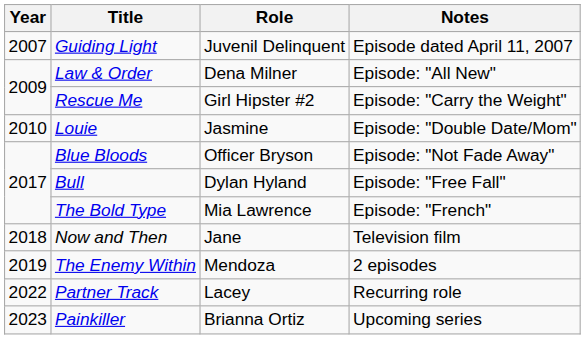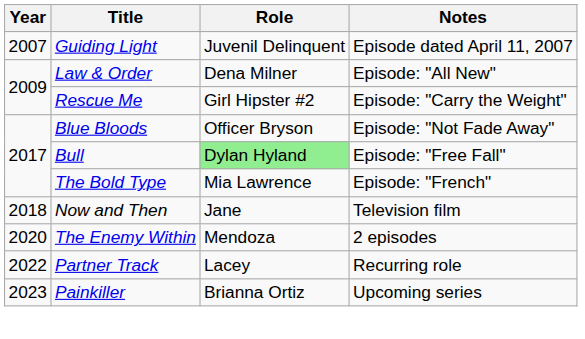- row: (76, 127)
(255, 182) no background -> (255, 155) lightgreen background
(28, 264) 2019 -> (28, 237) 2020
